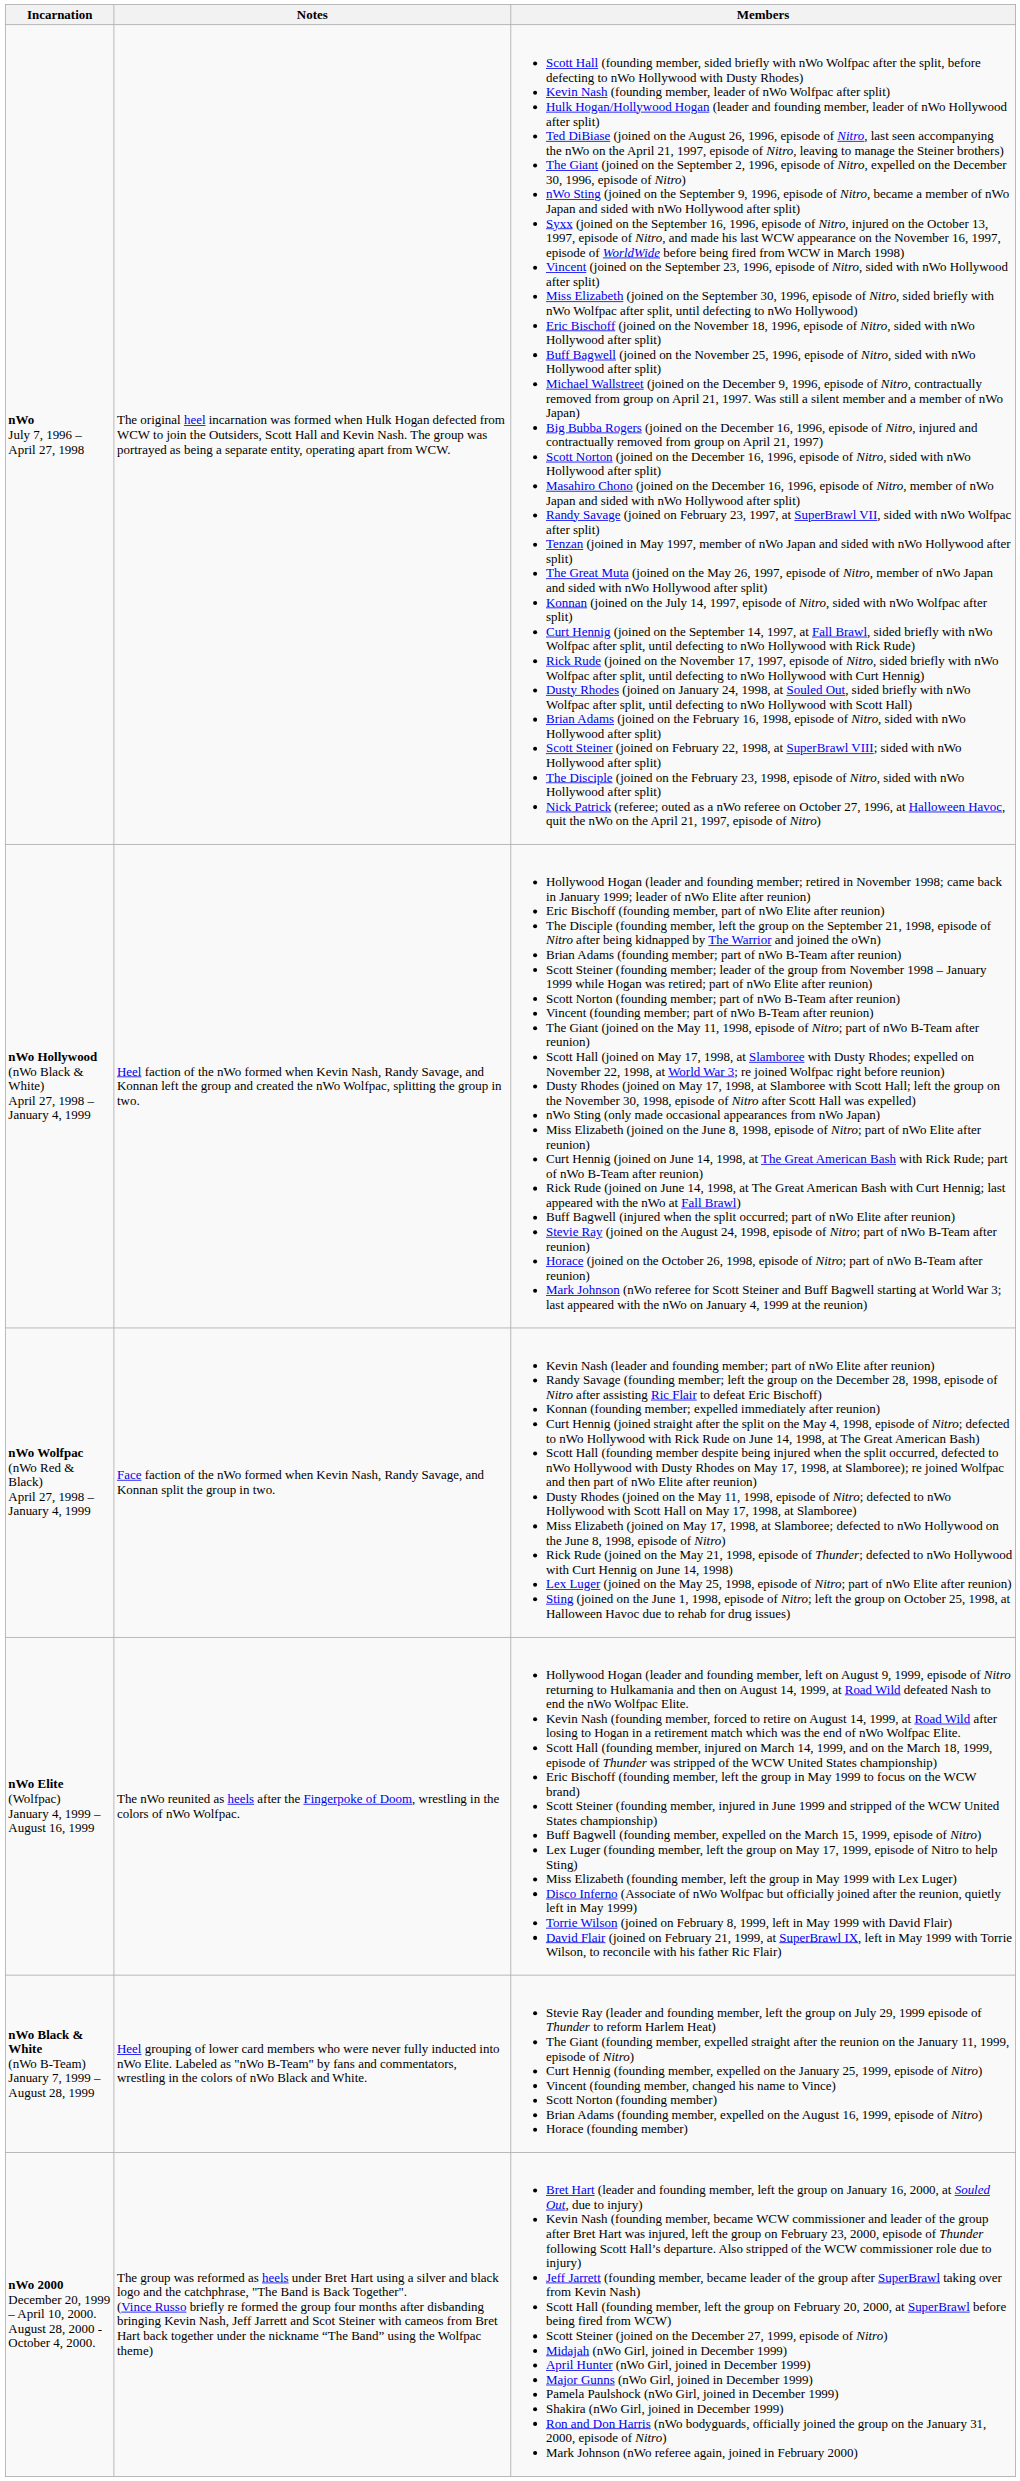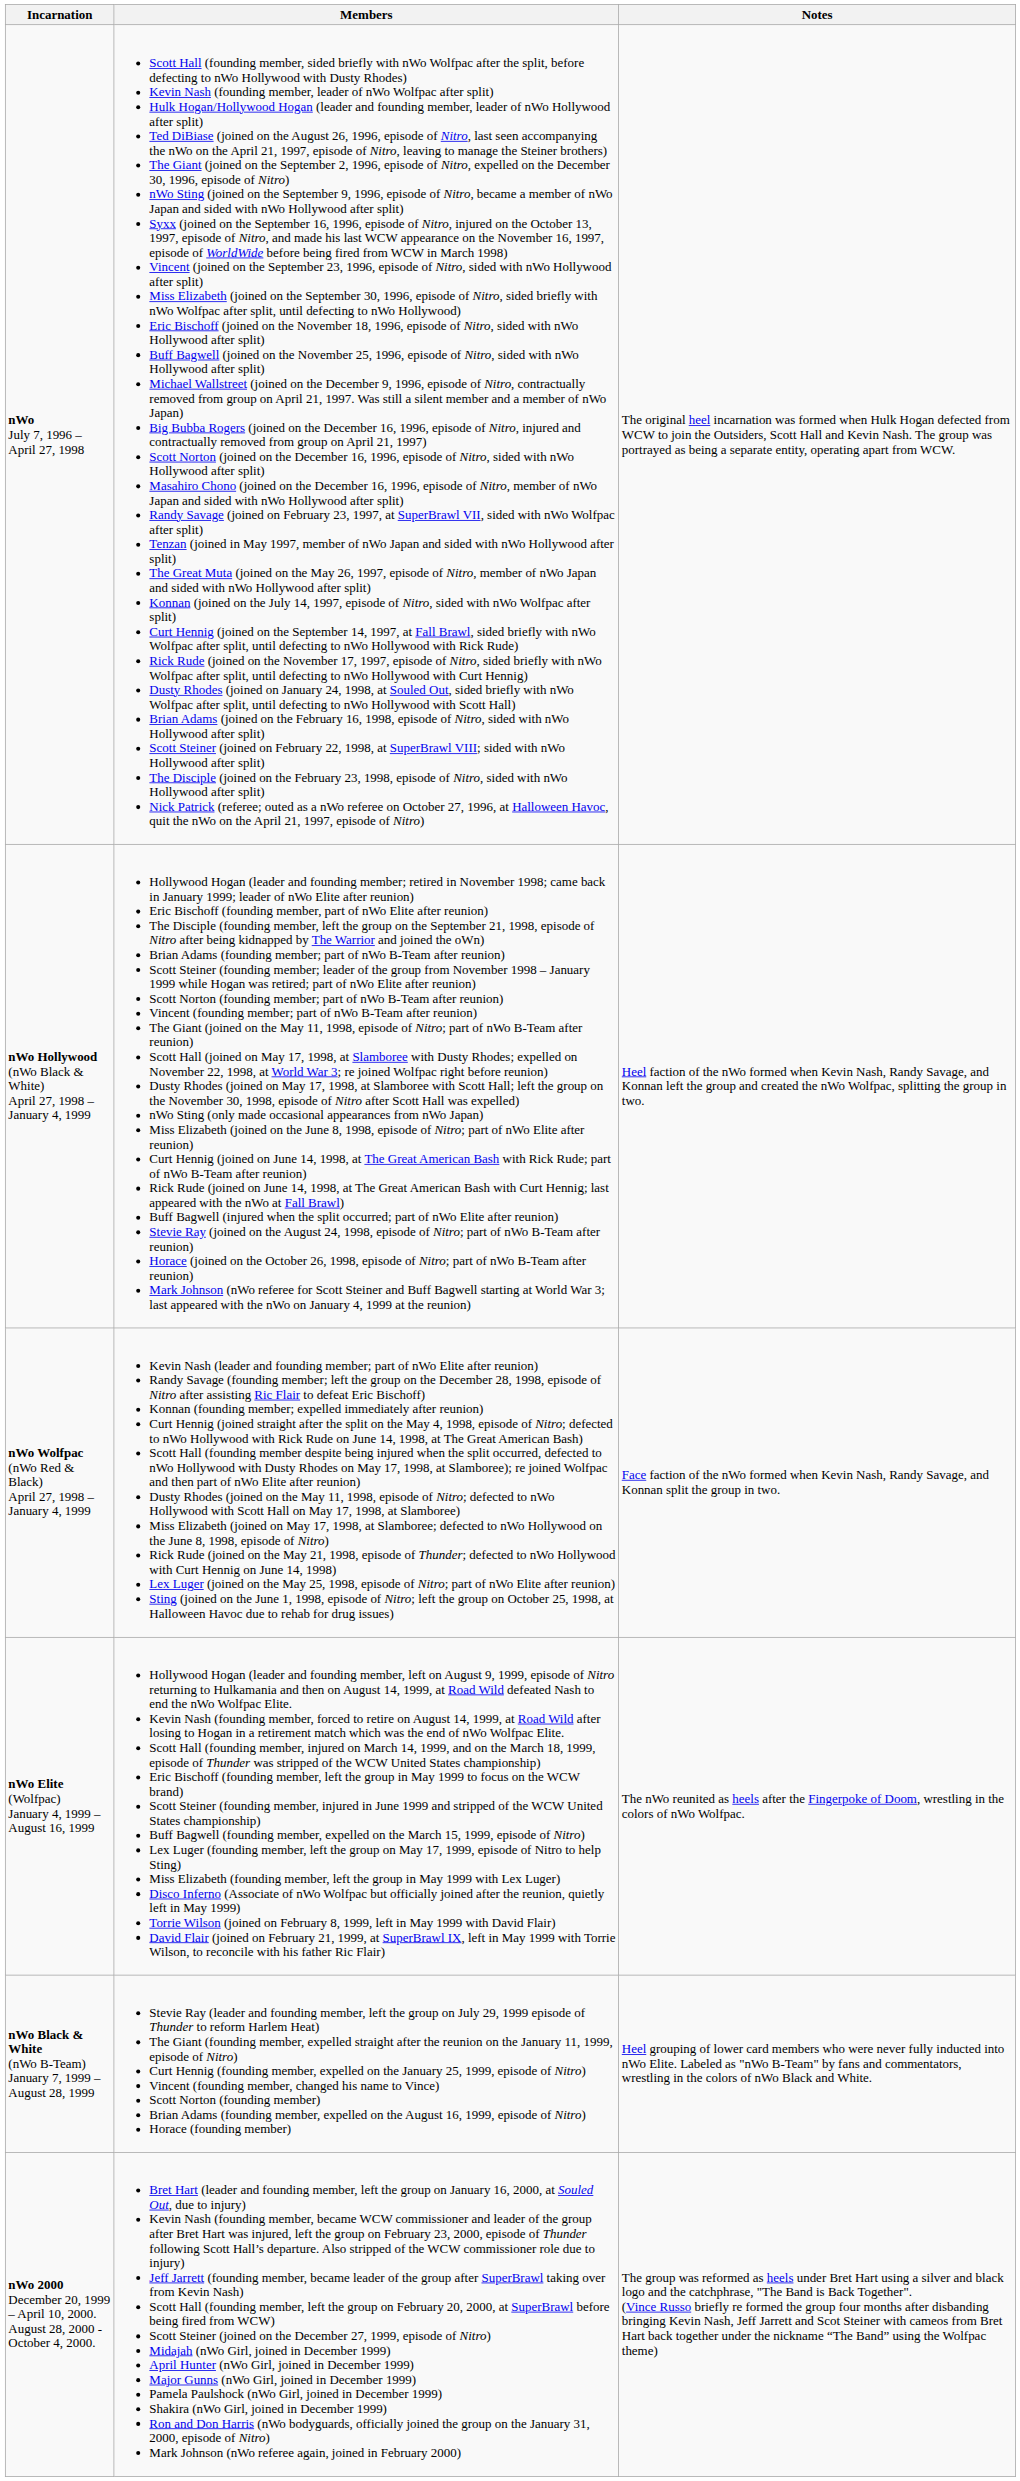columns swapped: (312, 14) <-> (763, 14)
